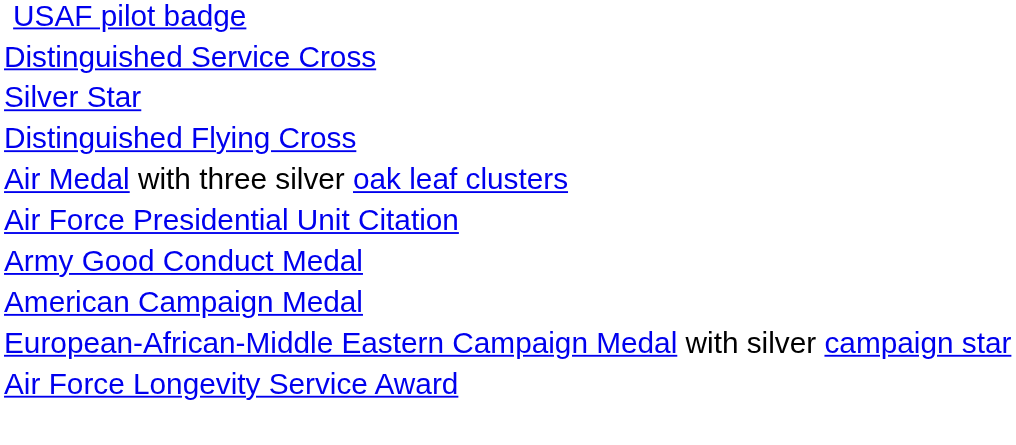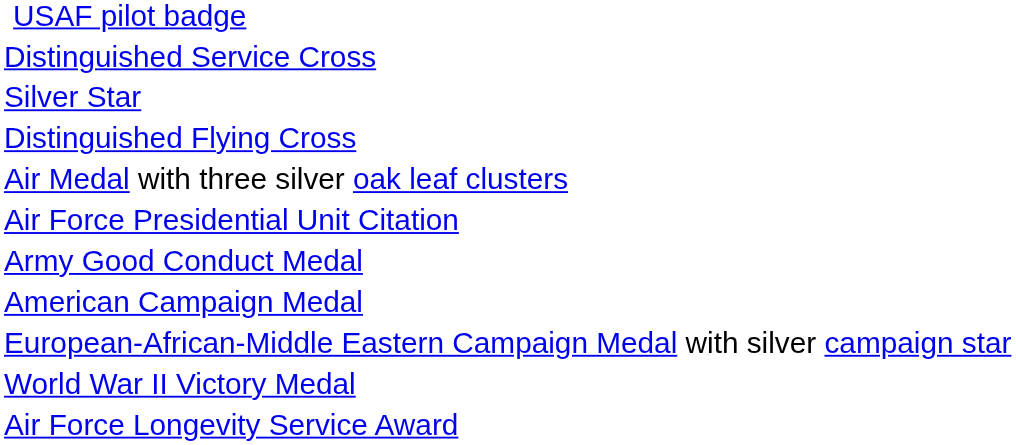+ row: (180, 384)
